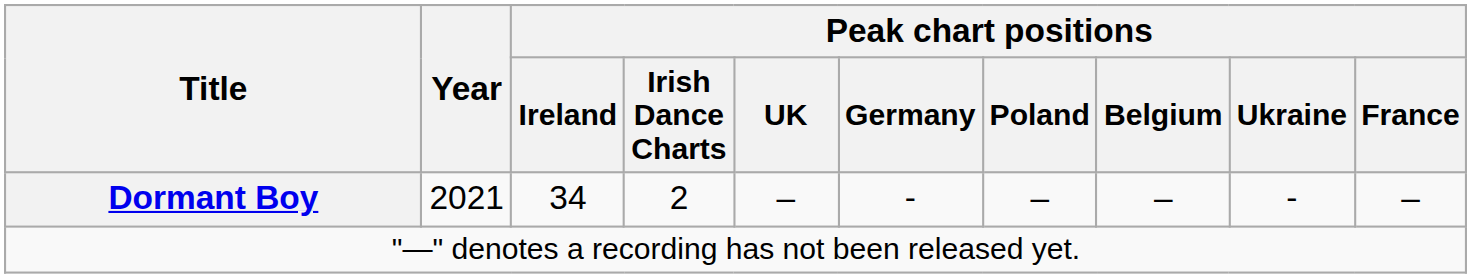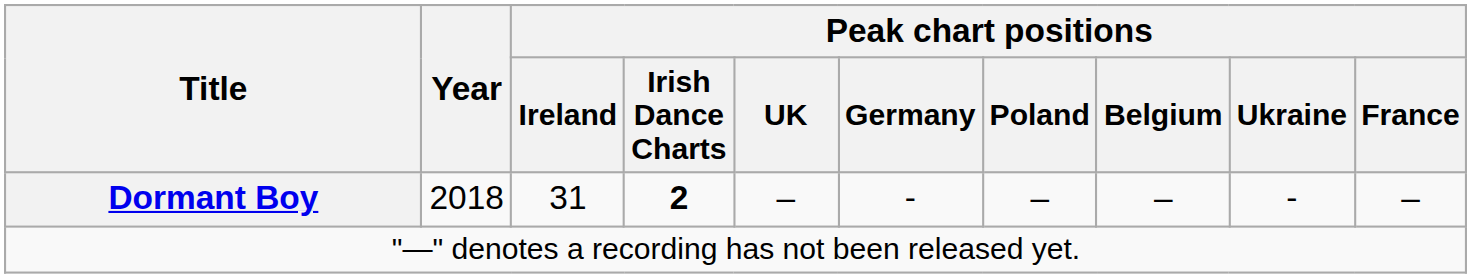(467, 198) 2021 -> (467, 198) 2018
(568, 198) 34 -> (568, 198) 31
(679, 198) normal -> (679, 198) bold
